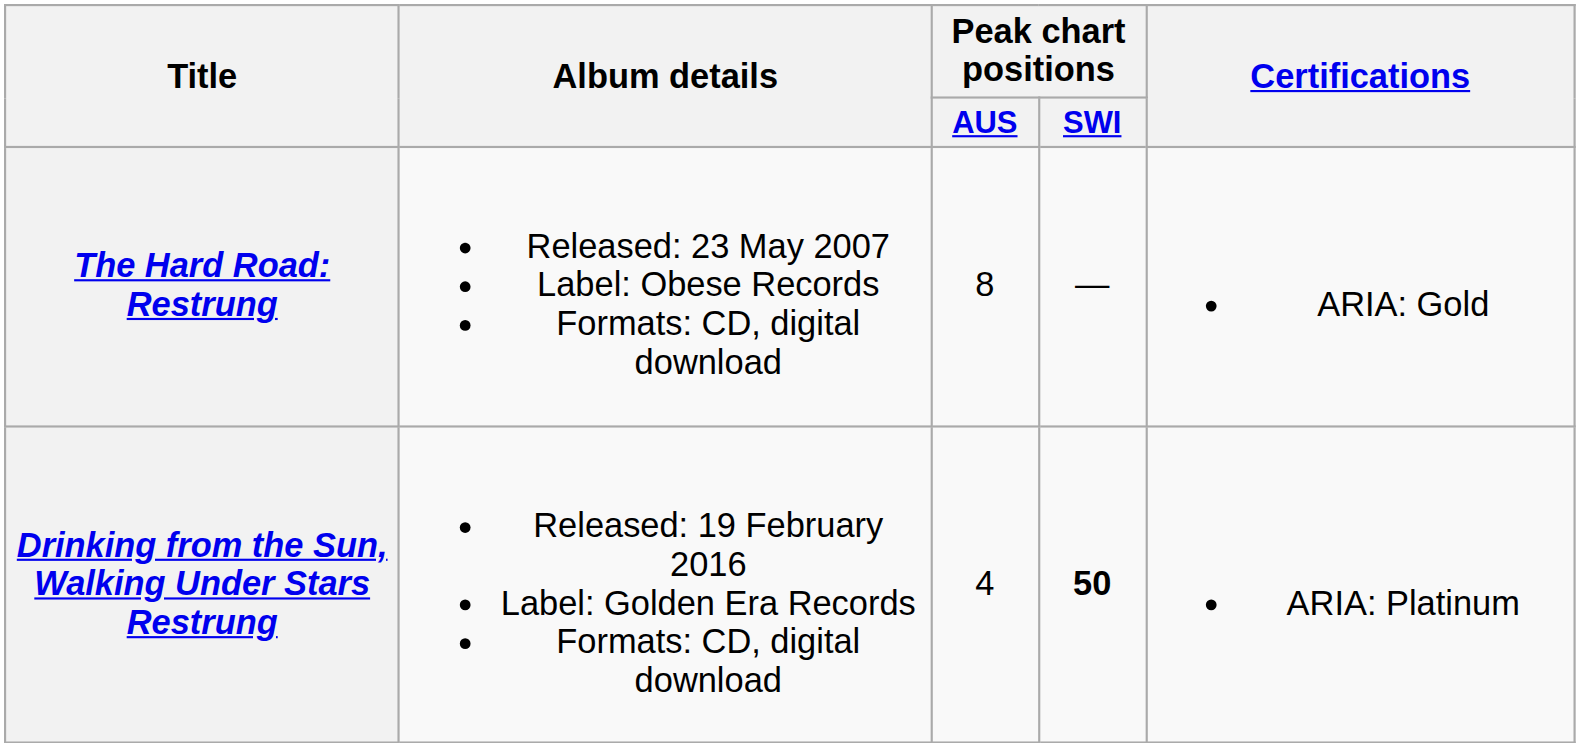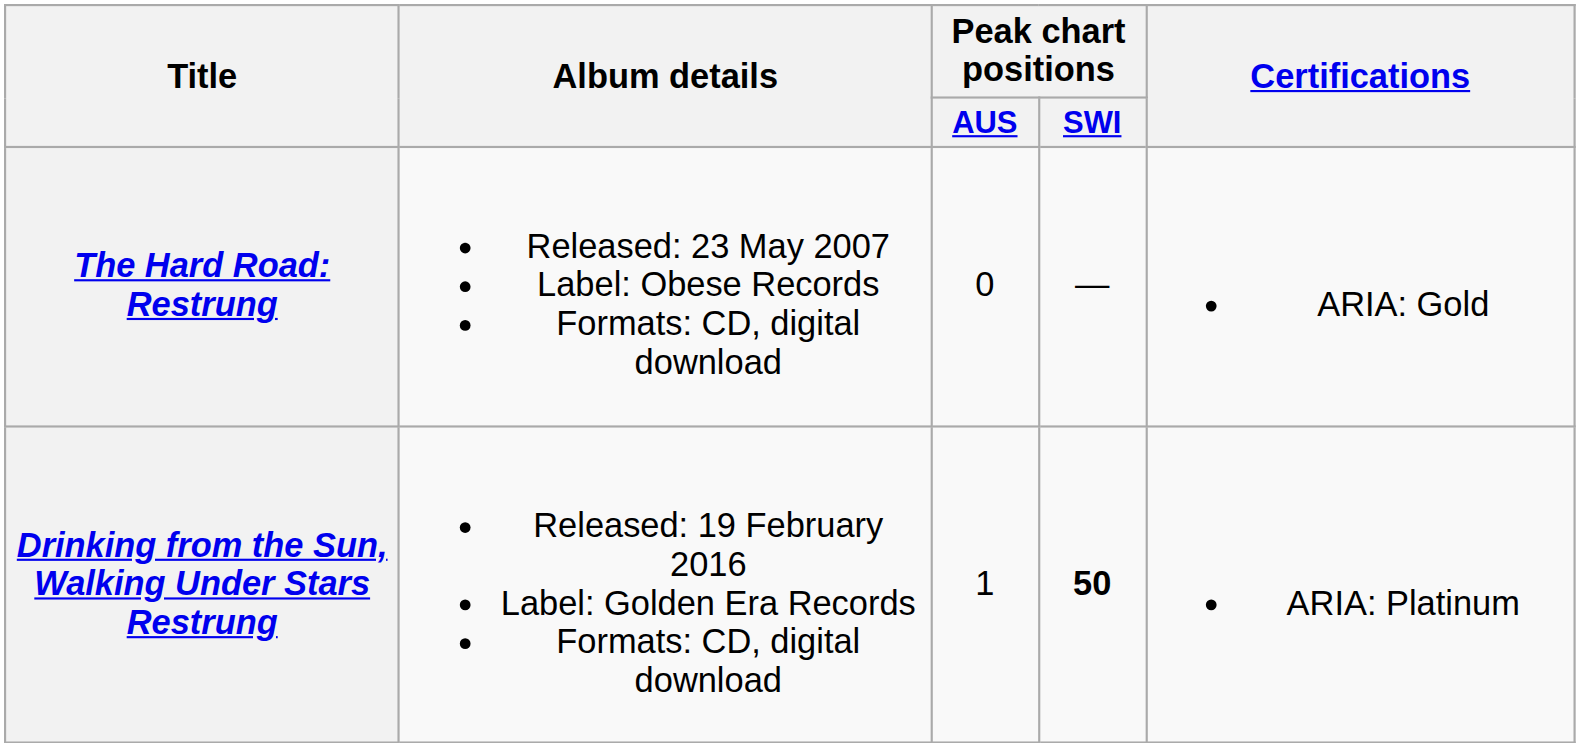(985, 285) 8 -> (985, 285) 0
(985, 583) 4 -> (985, 583) 1
